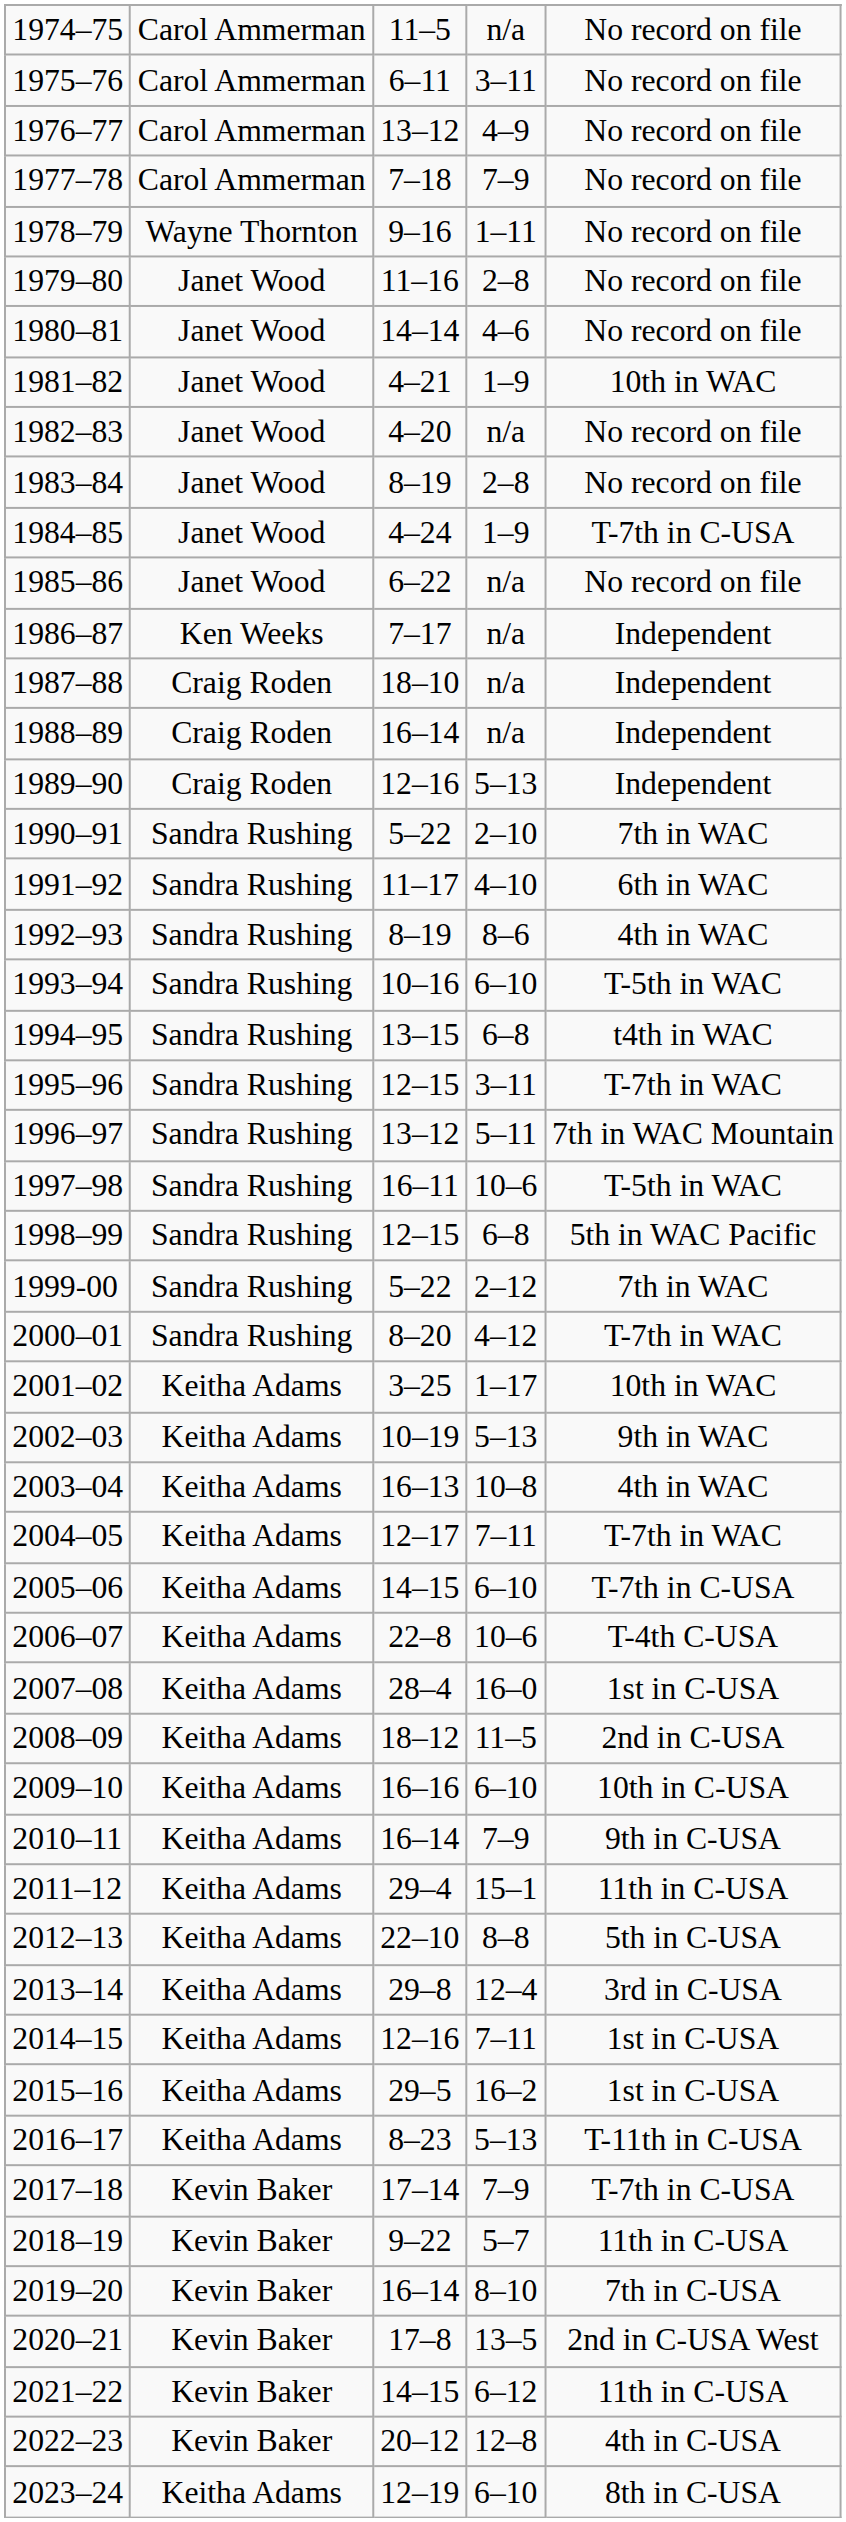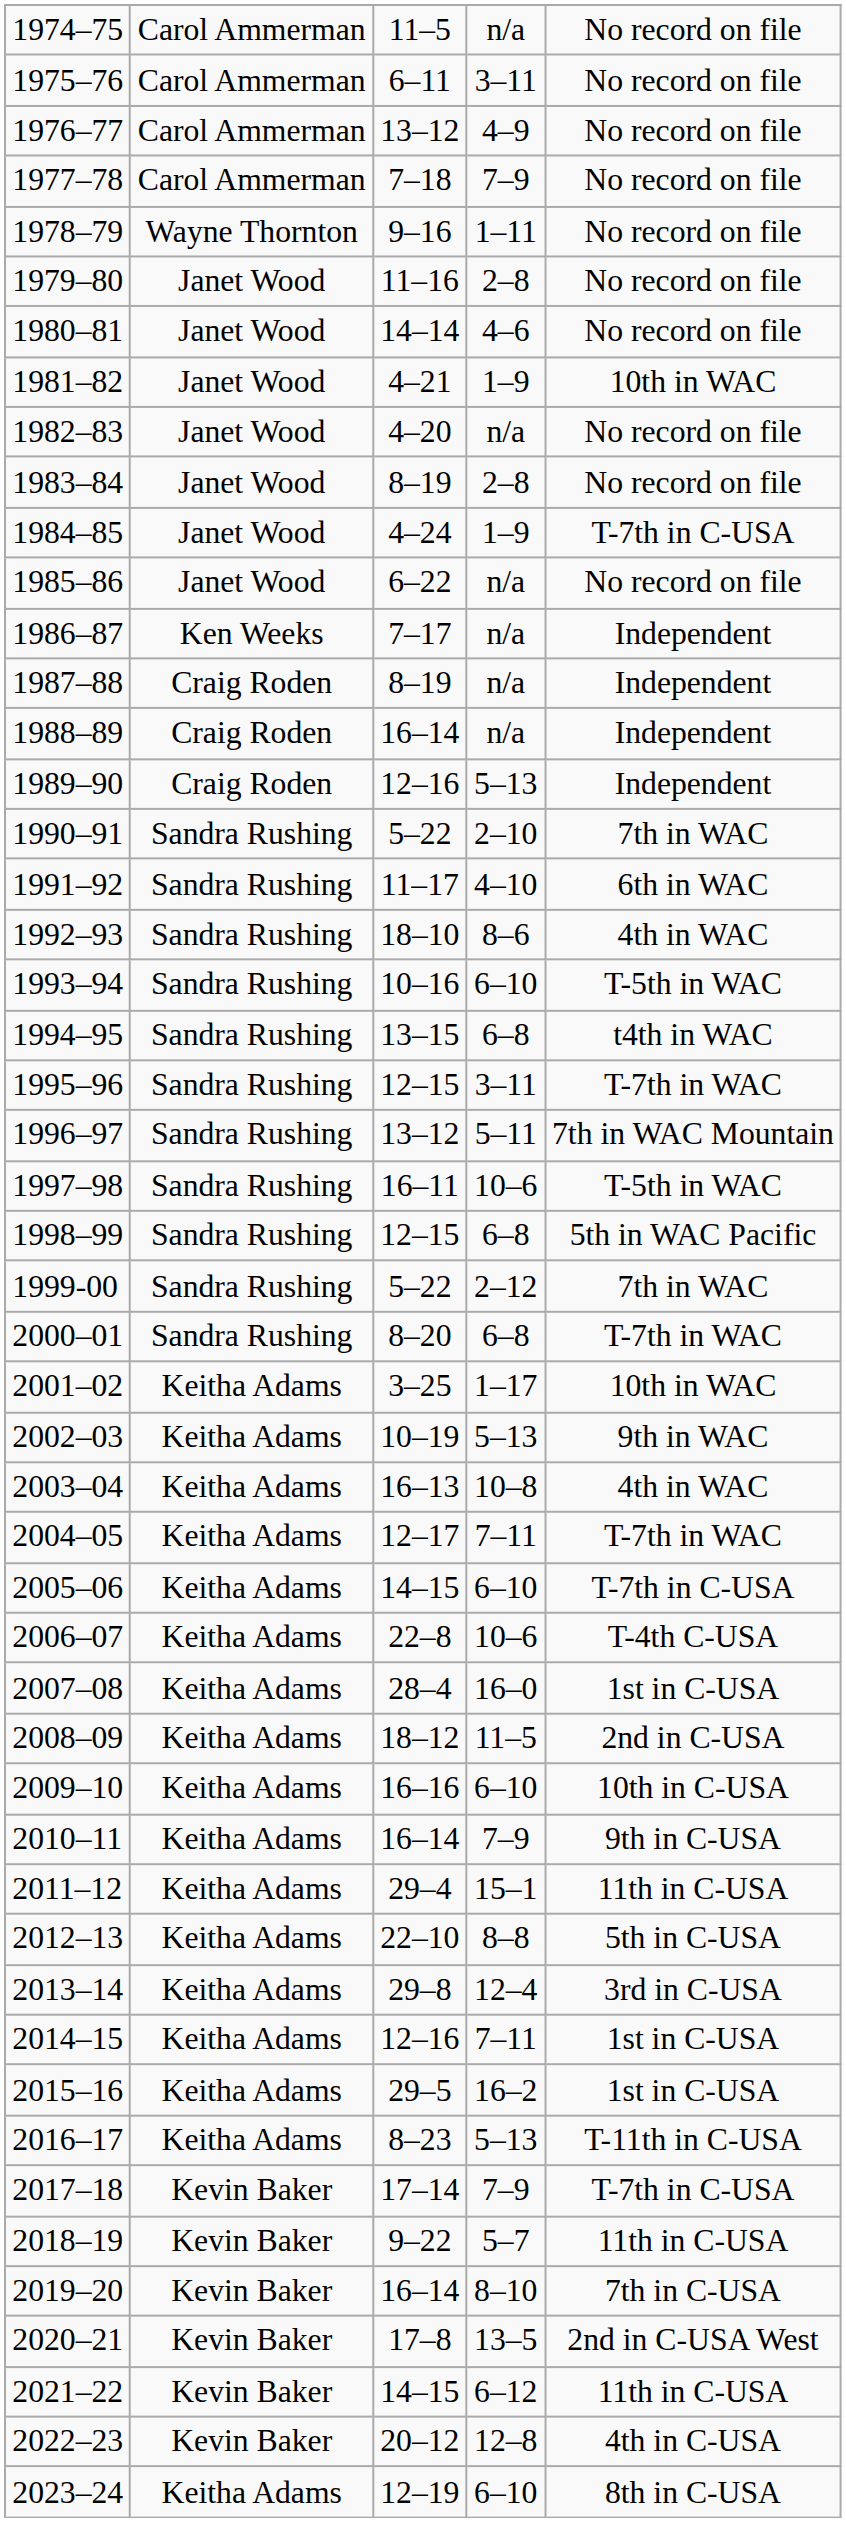(420, 682) 18–10 -> (420, 682) 8–19
(420, 933) 8–19 -> (420, 933) 18–10
(506, 1335) 4–12 -> (506, 1335) 6–8
